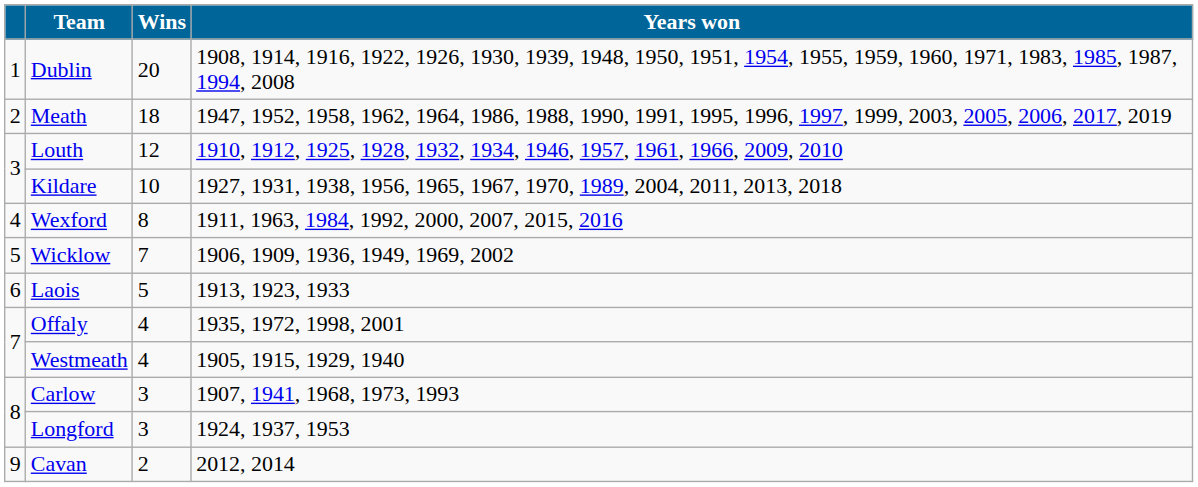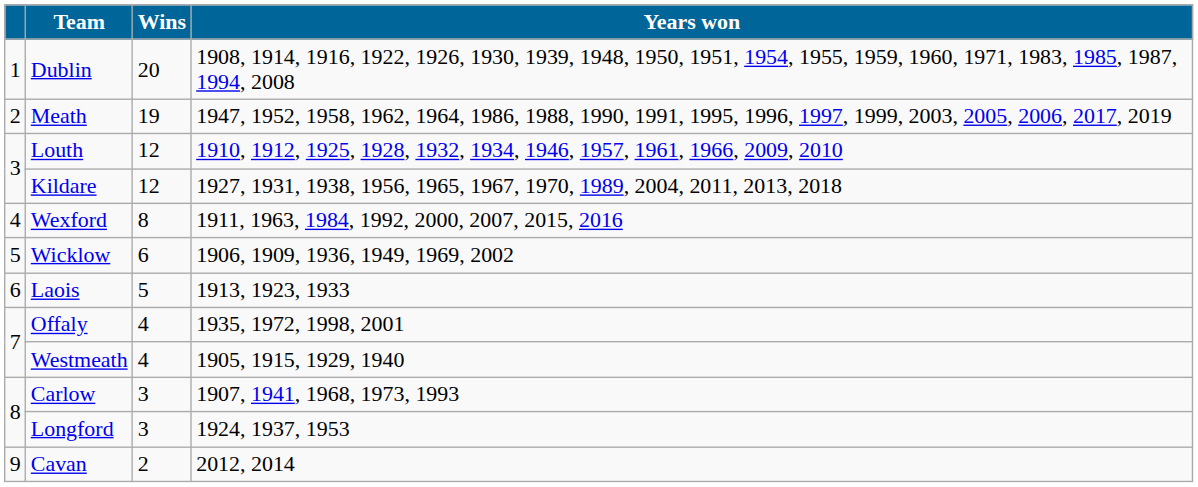(149, 116) 18 -> (149, 116) 19
(149, 185) 10 -> (149, 185) 12
(143, 255) 7 -> (143, 255) 6
